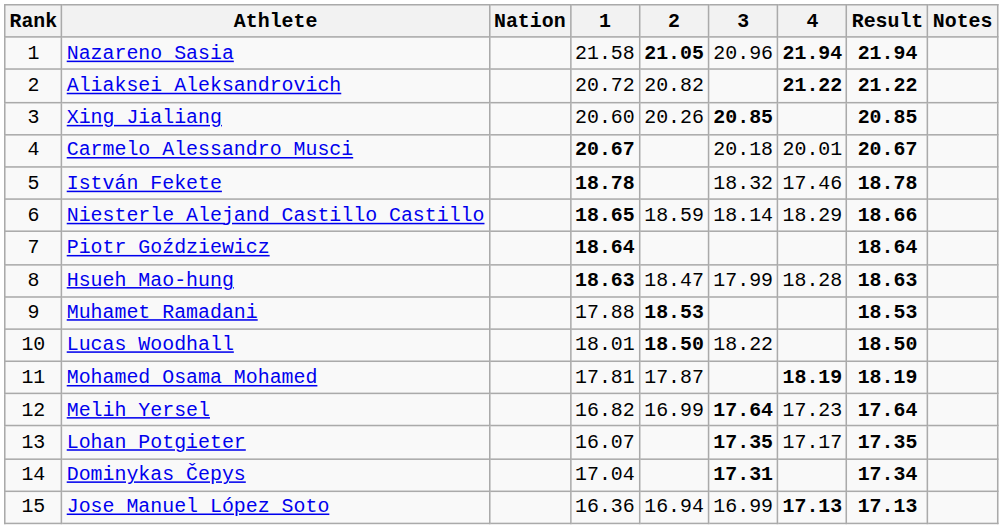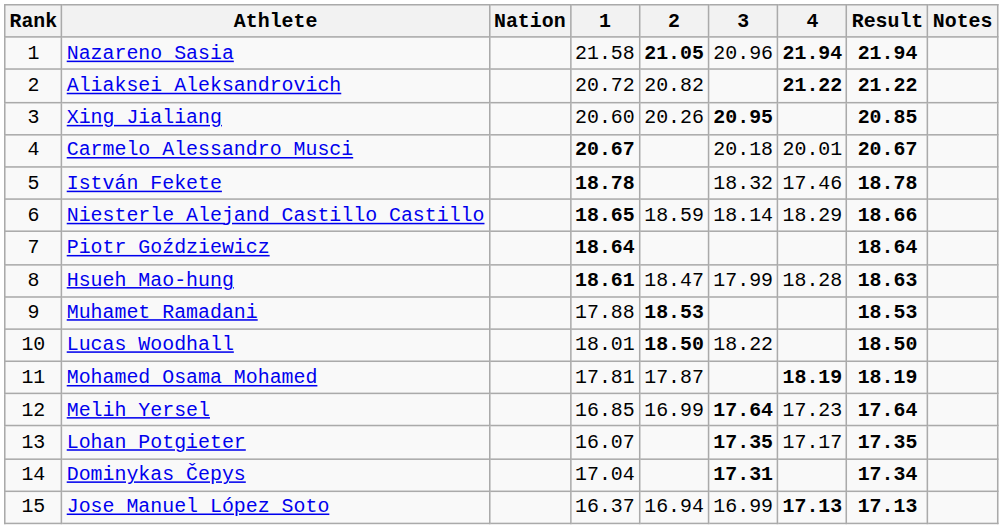(743, 118) 20.85 -> (743, 118) 20.95
(605, 280) 18.63 -> (605, 280) 18.61
(605, 410) 16.82 -> (605, 410) 16.85
(605, 507) 16.36 -> (605, 507) 16.37
